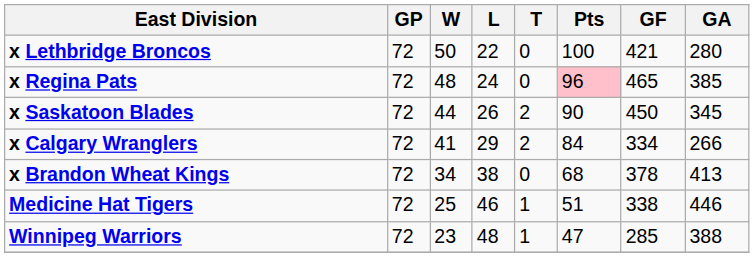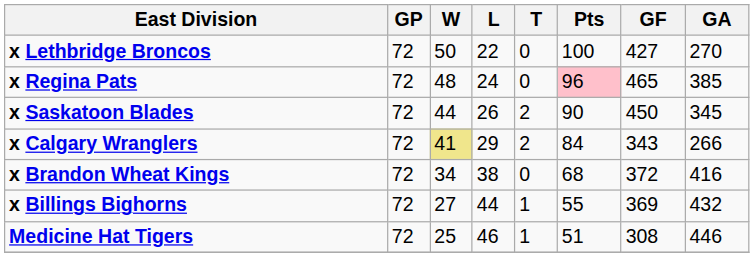(642, 50) 421 -> (642, 50) 427
(706, 50) 280 -> (706, 50) 270
(445, 143) no background -> (445, 143) khaki background
(642, 143) 334 -> (642, 143) 343
(642, 174) 378 -> (642, 174) 372
(706, 174) 413 -> (706, 174) 416
+ row: (98, 205)
(642, 205) 338 -> (642, 236) 308
- row: (95, 236)
